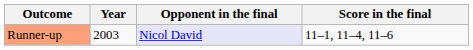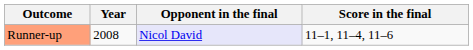(106, 34) 2003 -> (106, 34) 2008
